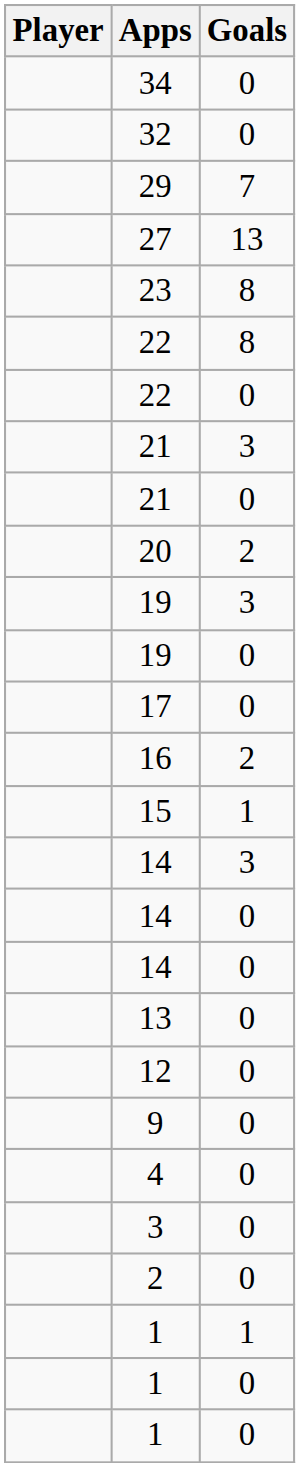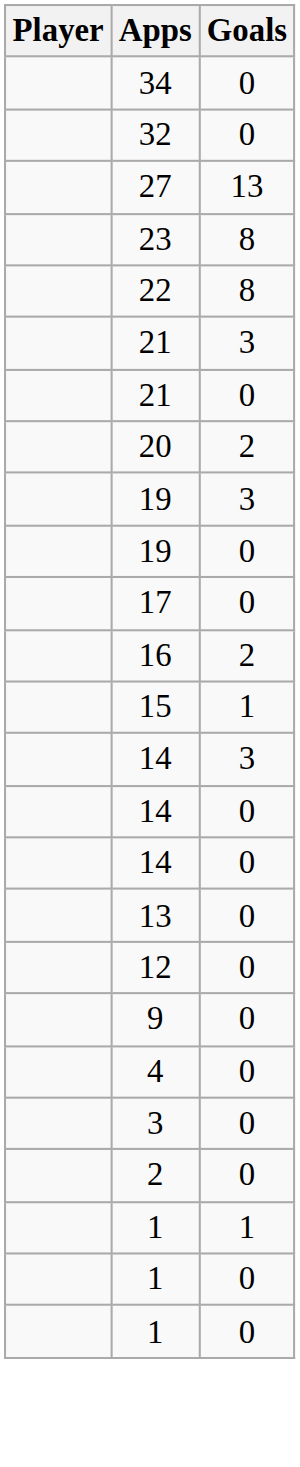- row: (155, 186)
- row: (155, 394)
